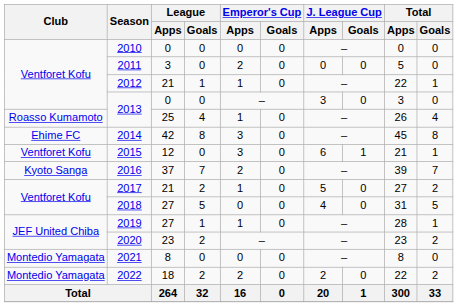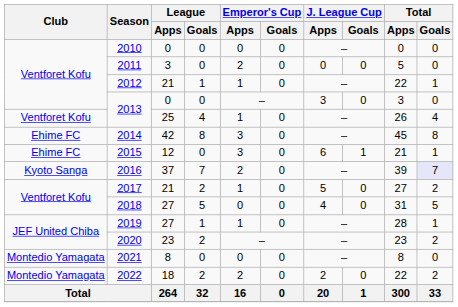(56, 118) Roasso Kumamoto -> (56, 118) Ventforet Kofu
(56, 153) Ventforet Kofu -> (56, 153) Ehime FC
(435, 170) no background -> (435, 170) lavender background
